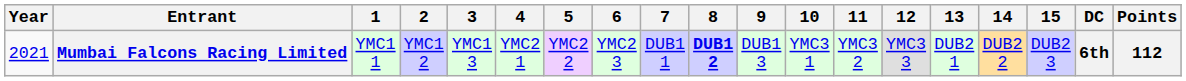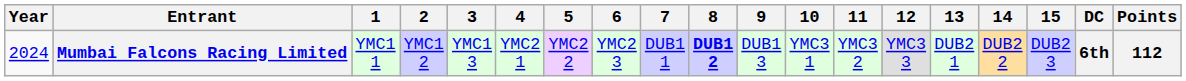(29, 53) 2021 -> (29, 53) 2024
